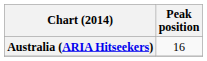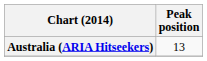(179, 46) 16 -> (179, 46) 13
